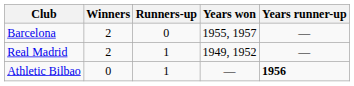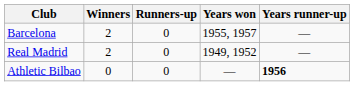(166, 52) 1 -> (166, 52) 0
(166, 71) 1 -> (166, 71) 0
